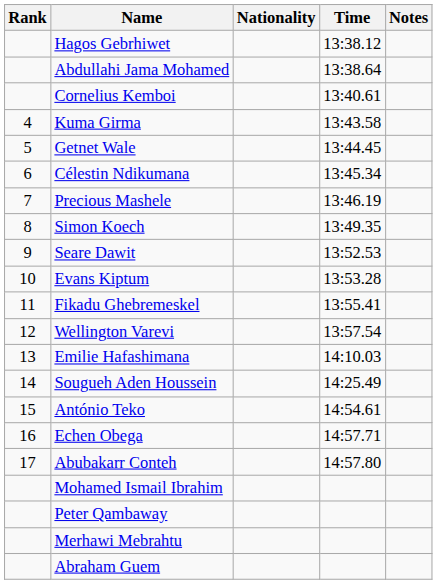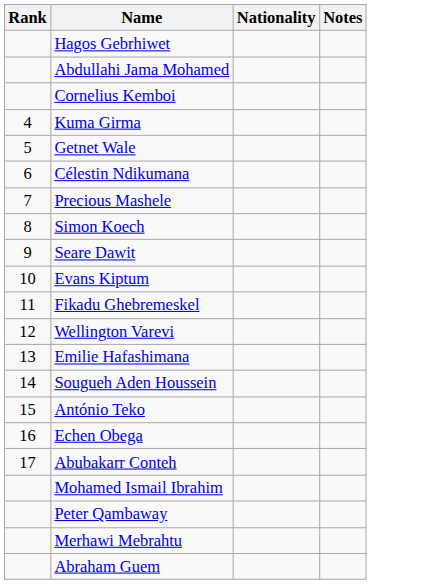- column: (352, 17)
